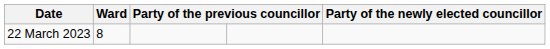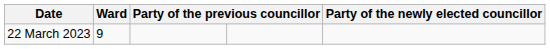(100, 34) 8 -> (100, 34) 9
